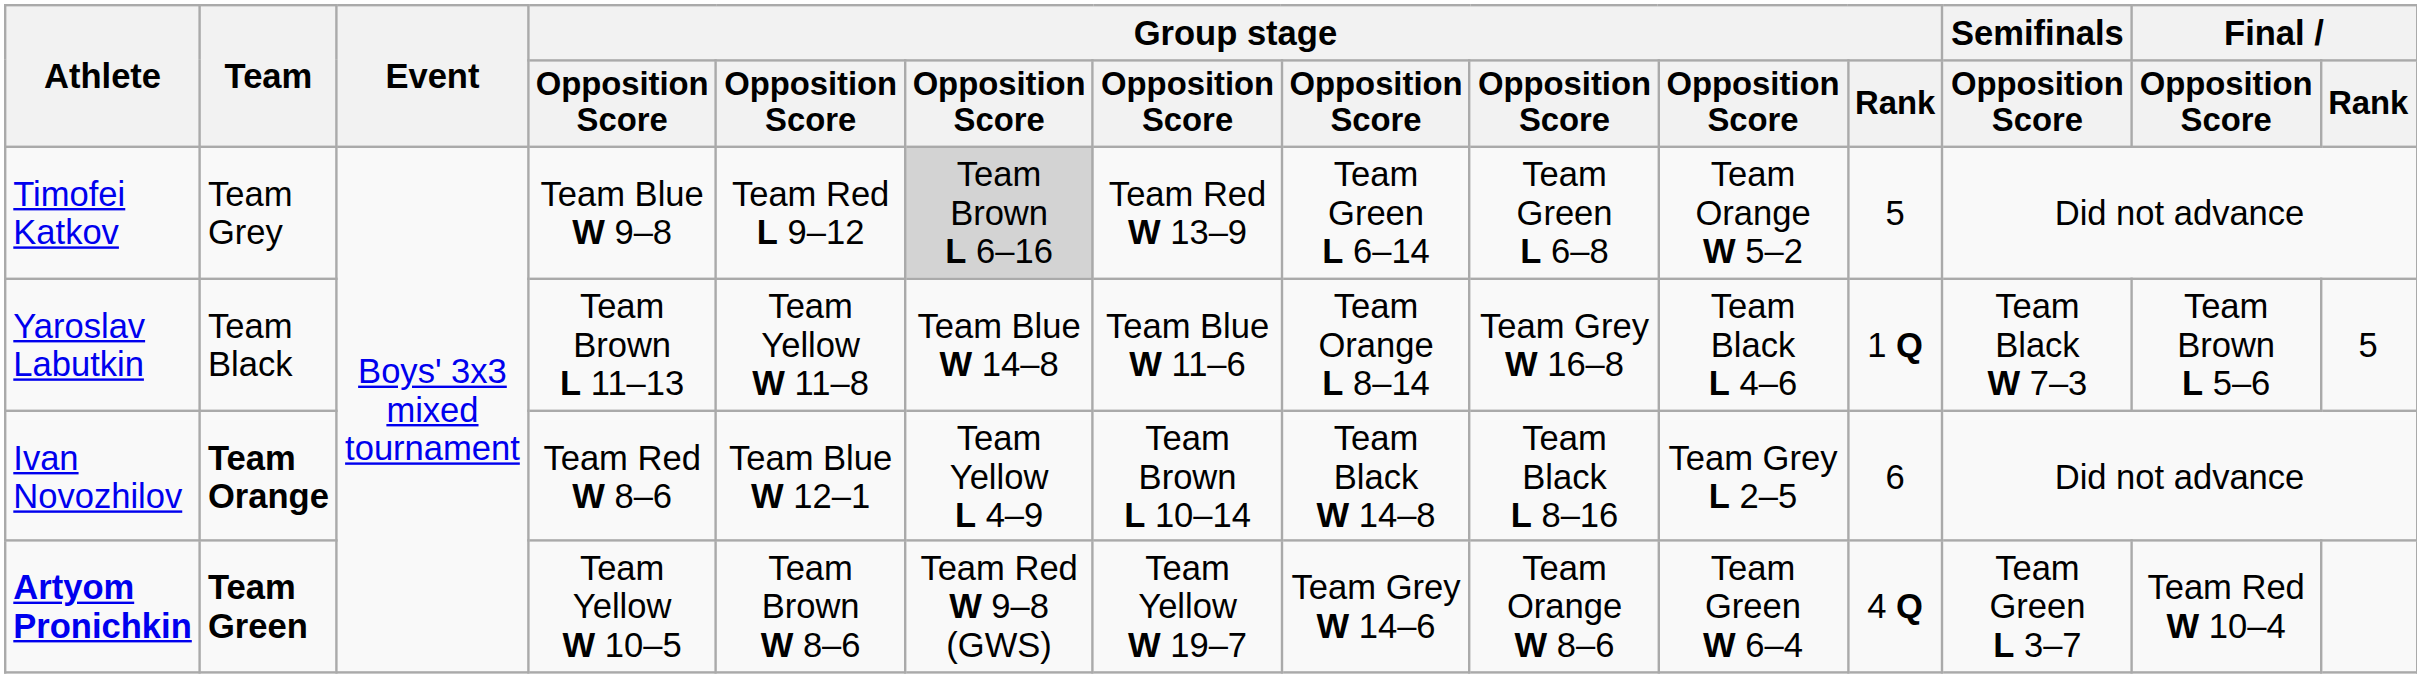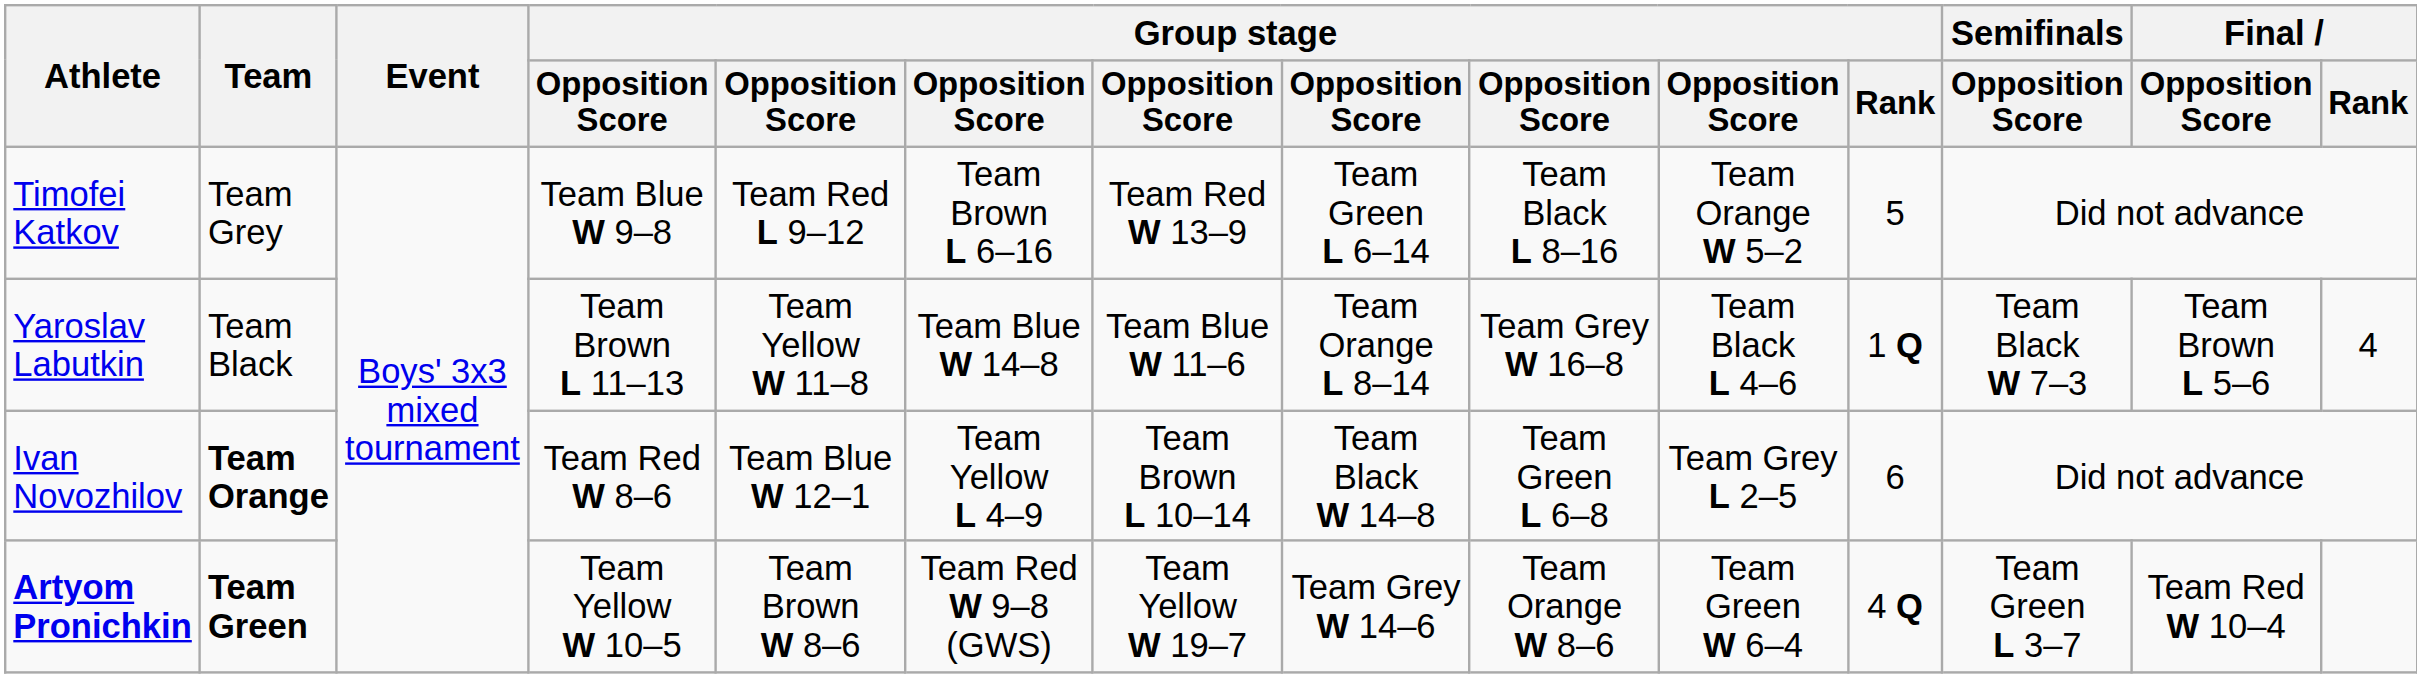(999, 213) lightgrey background -> (999, 213) no background
(1565, 213) Team Green L 6–8 -> (1565, 213) Team Black L 8–16
(2368, 345) 5 -> (2368, 345) 4
(1565, 476) Team Black L 8–16 -> (1565, 476) Team Green L 6–8
